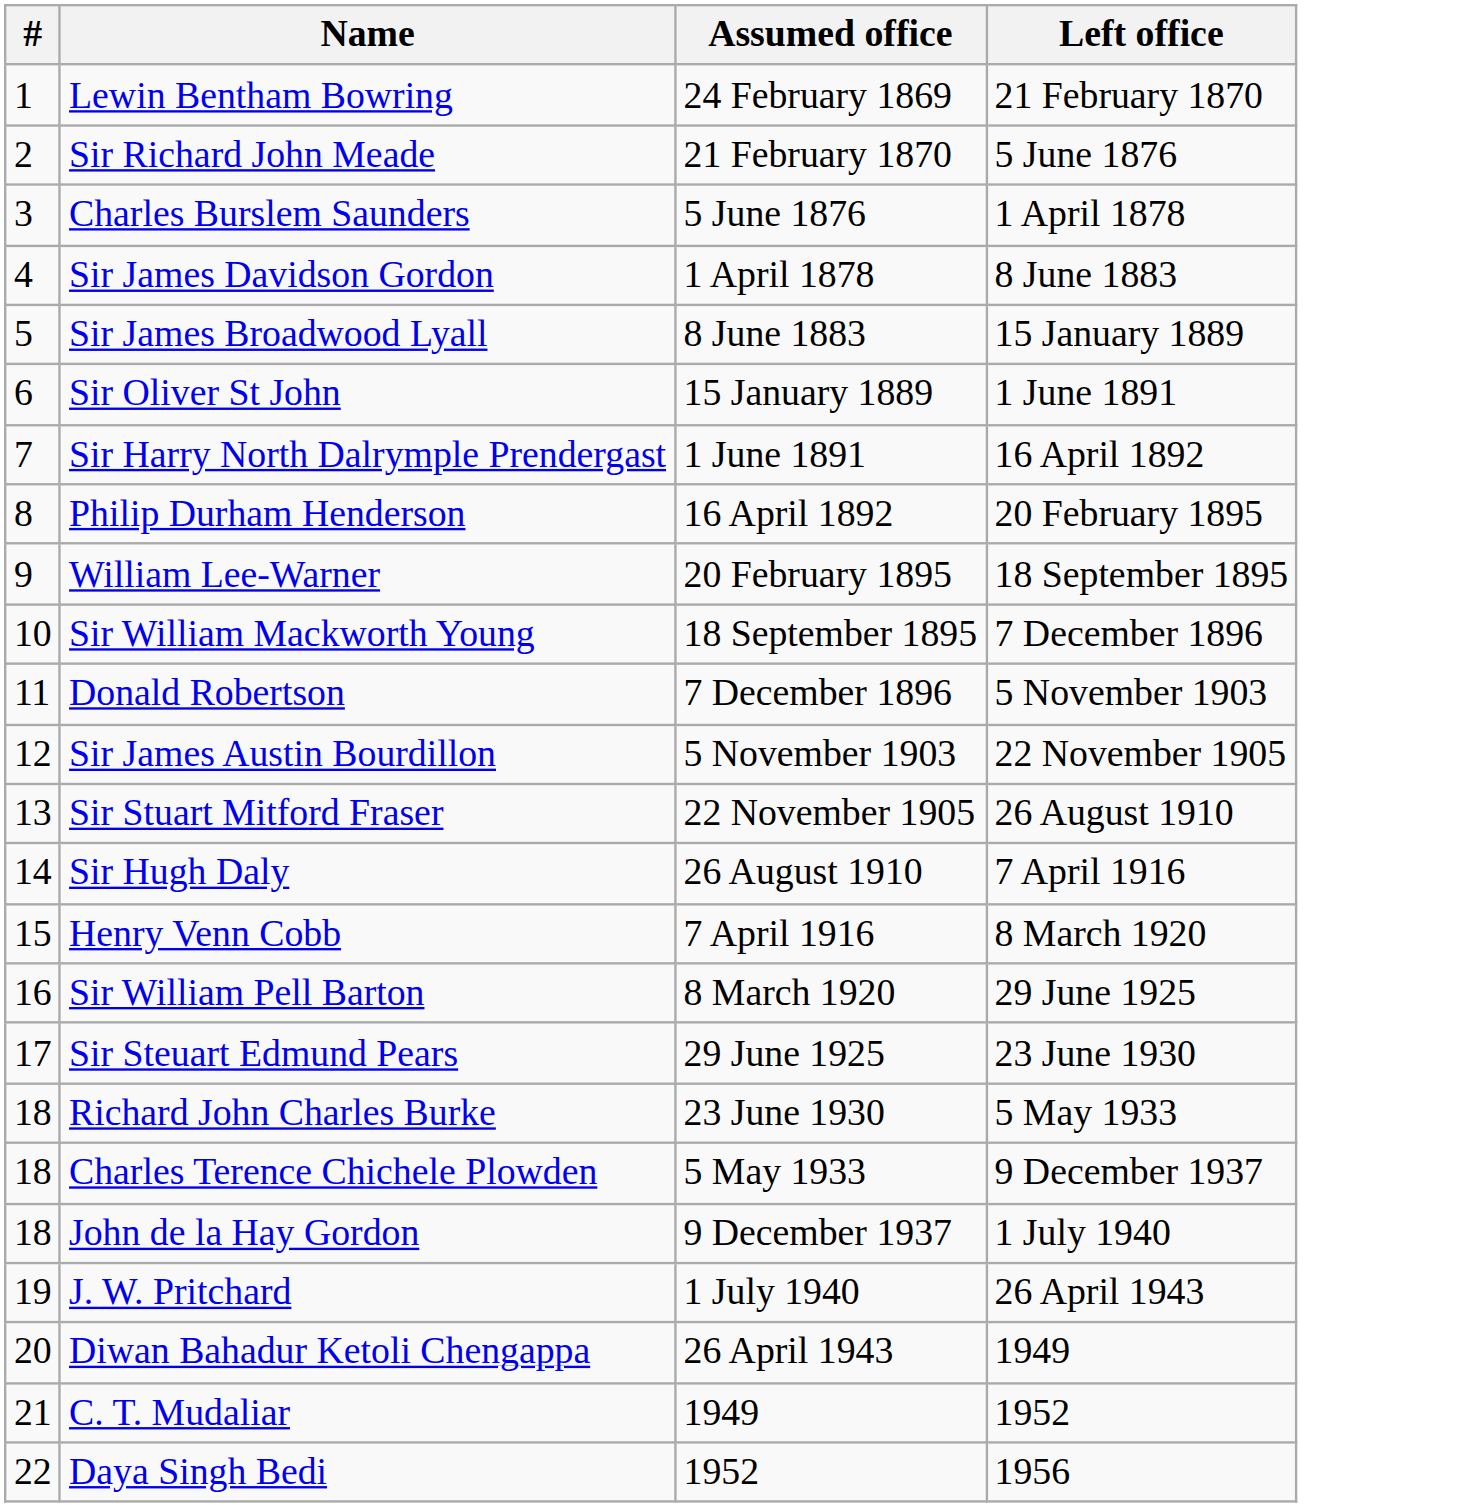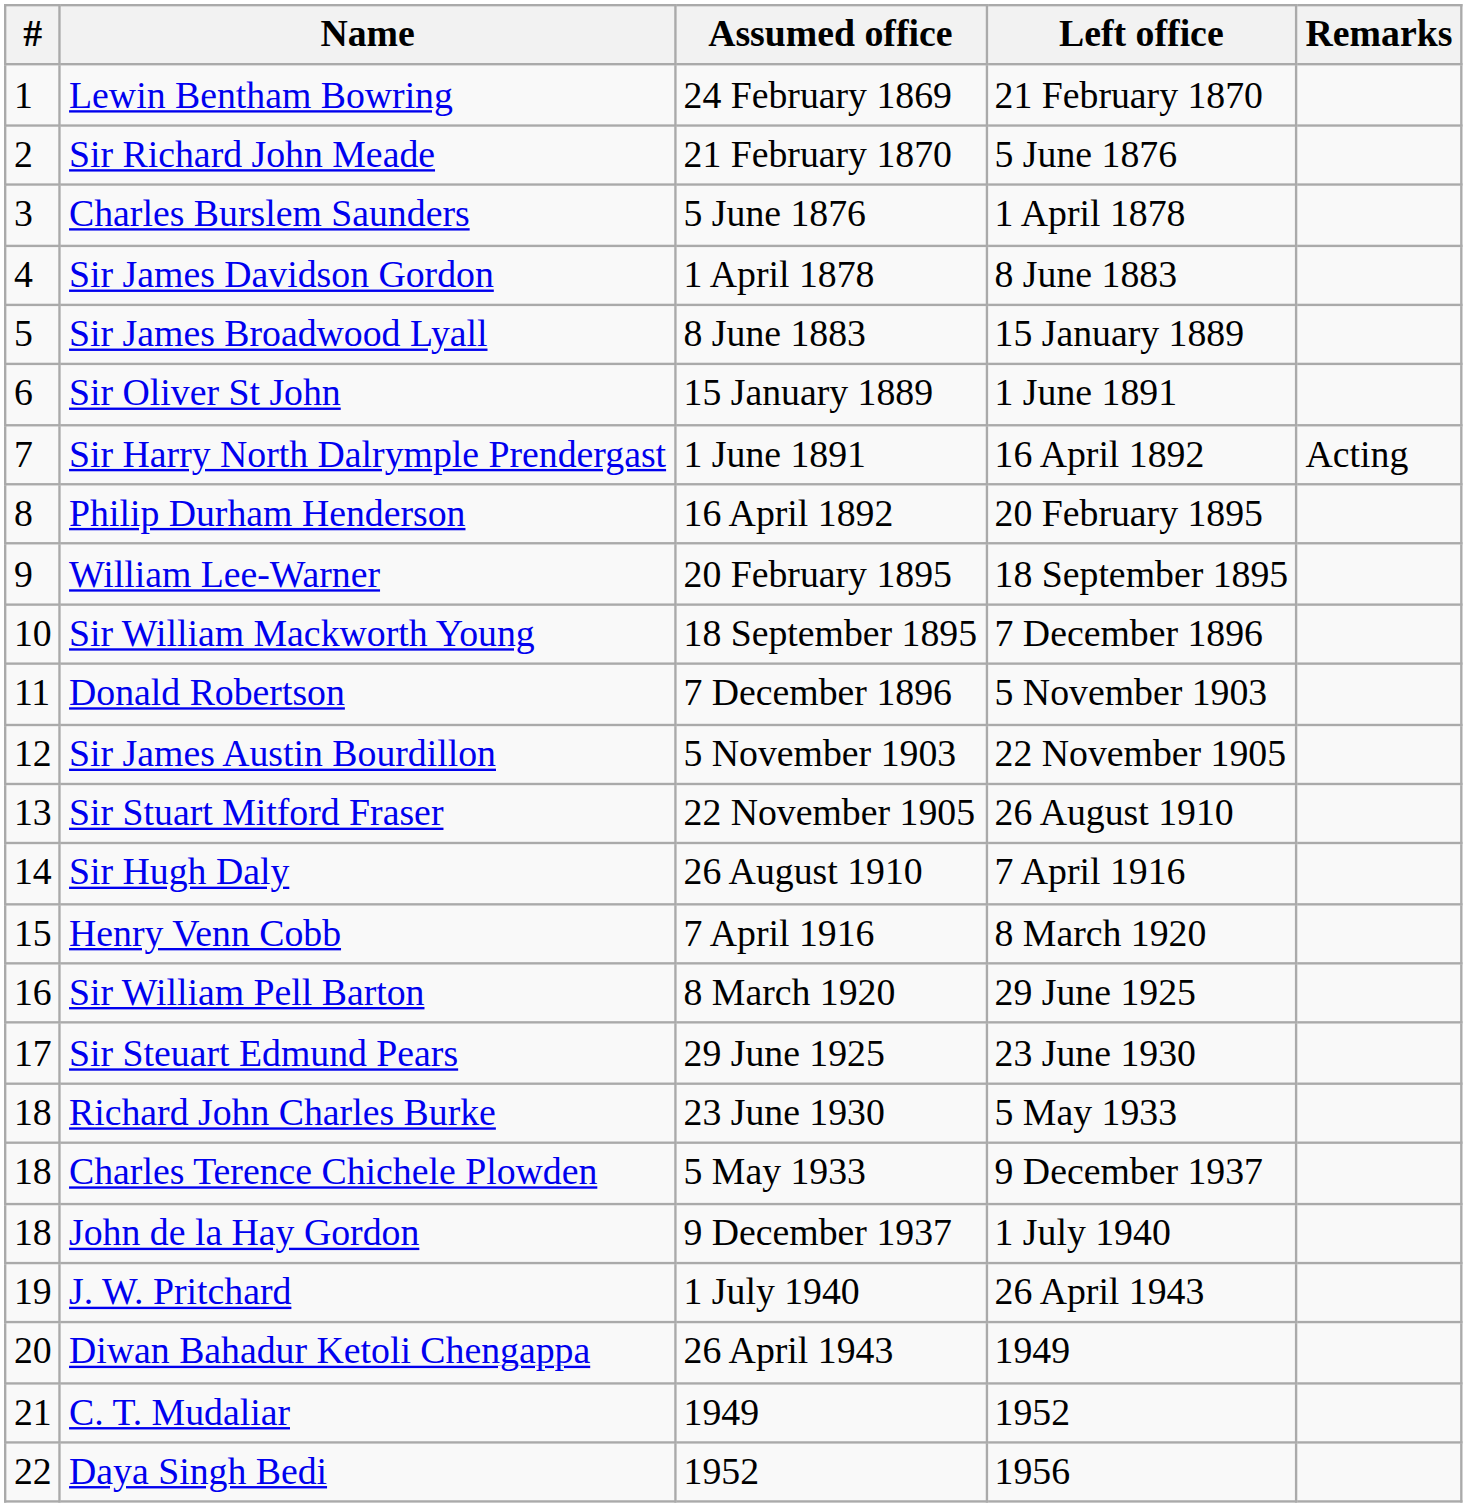+ column: (1379, 34)
